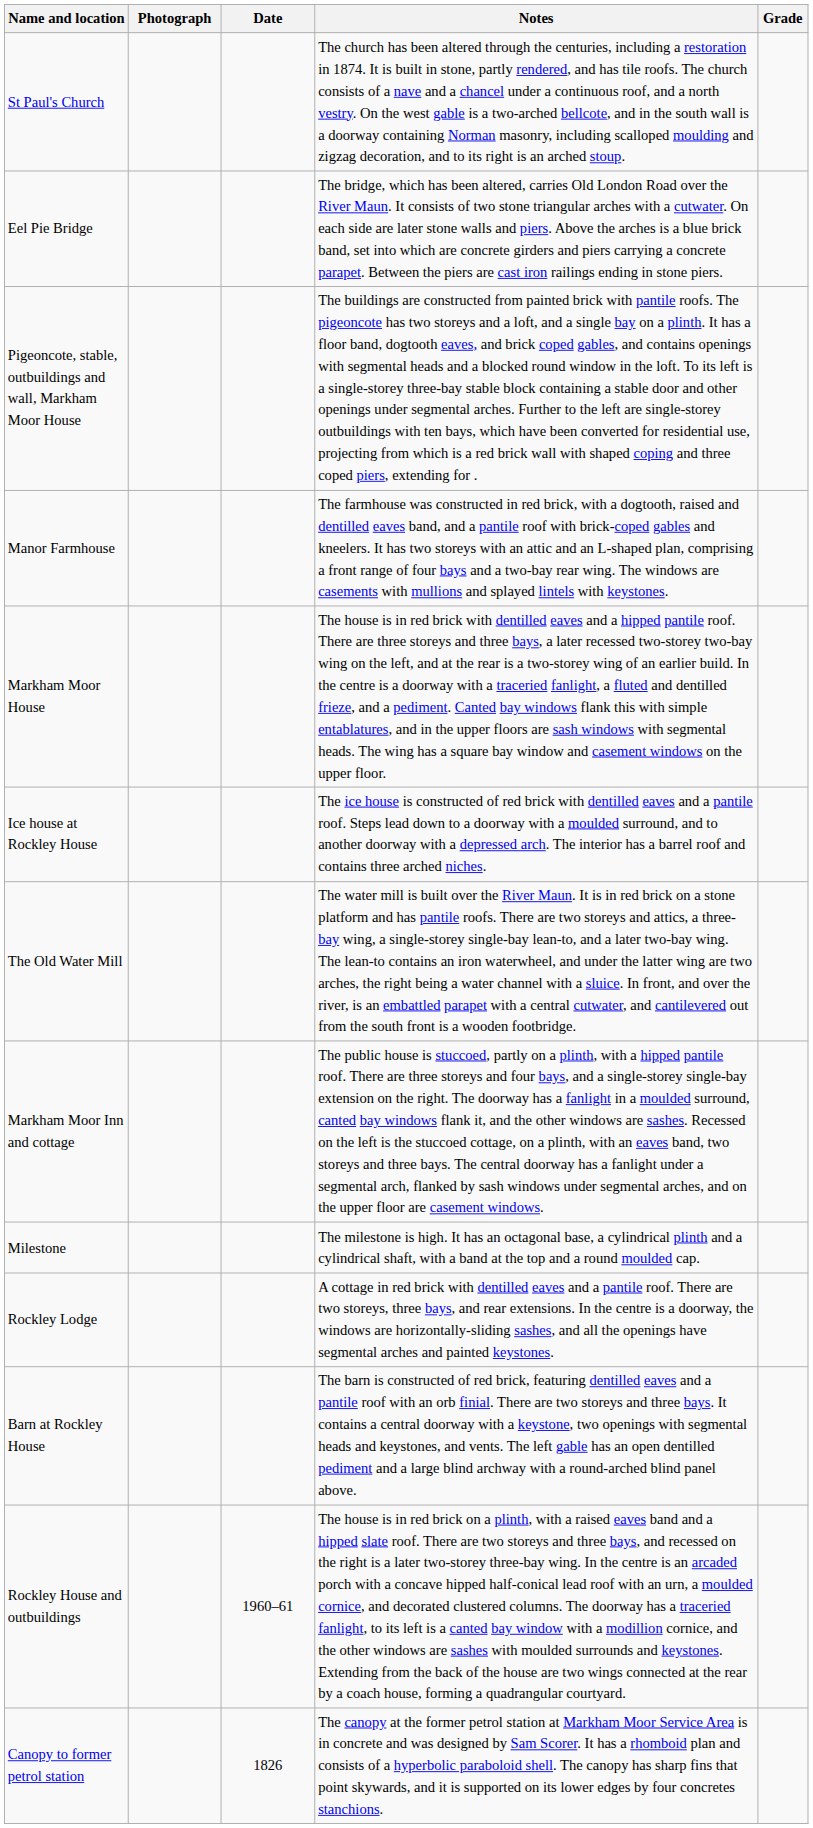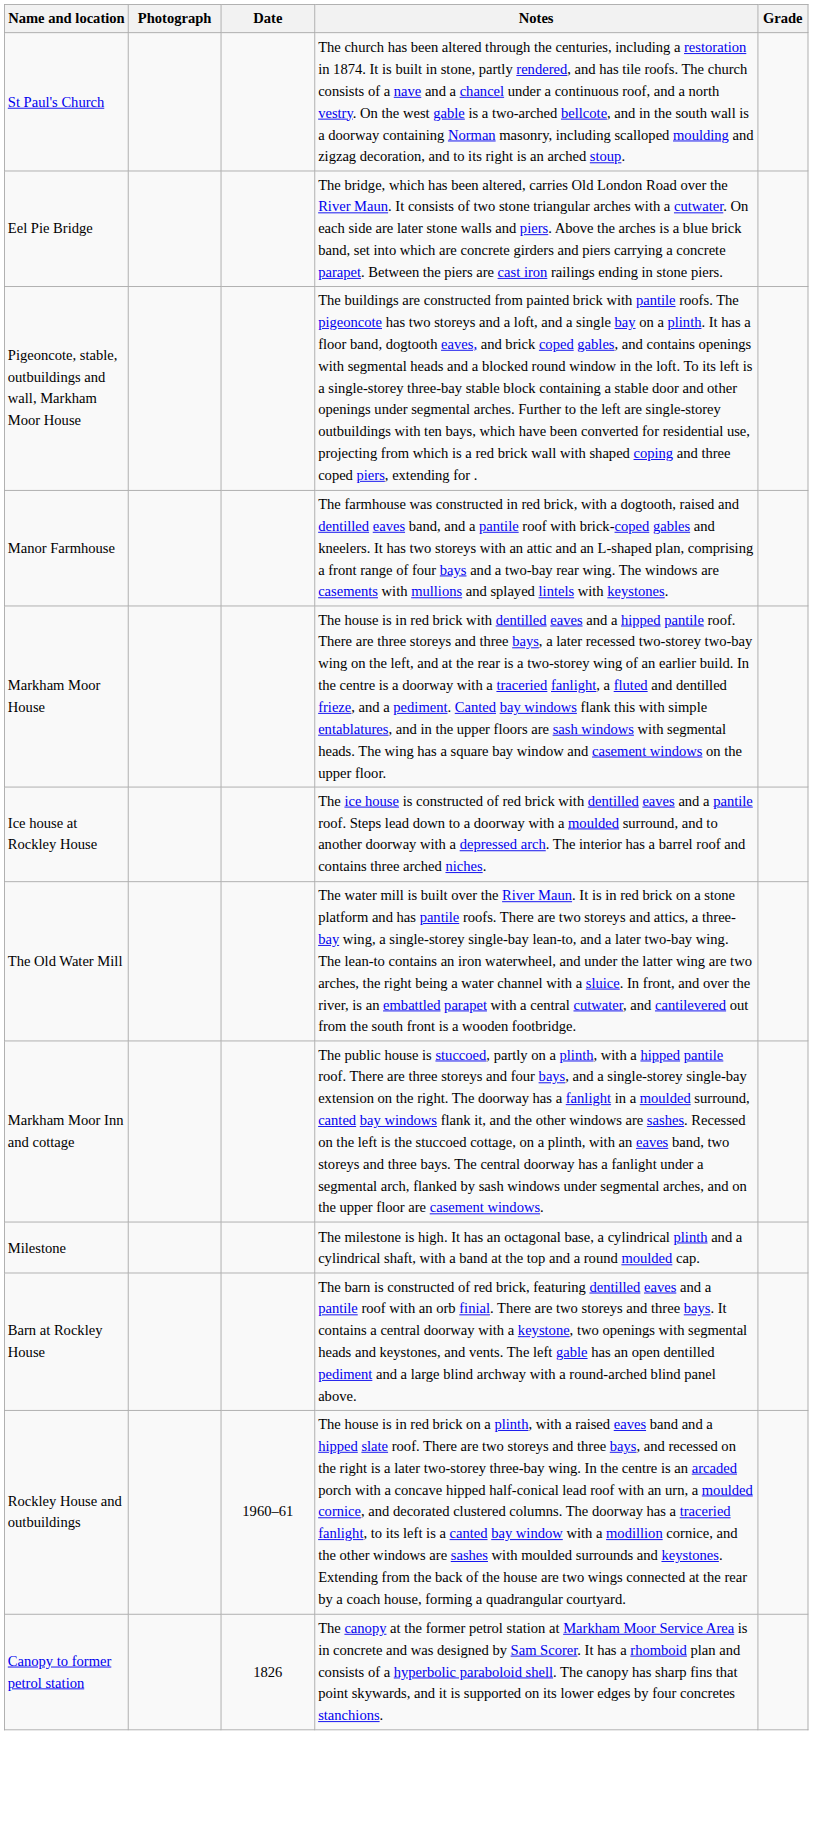- row: (52, 1319)
